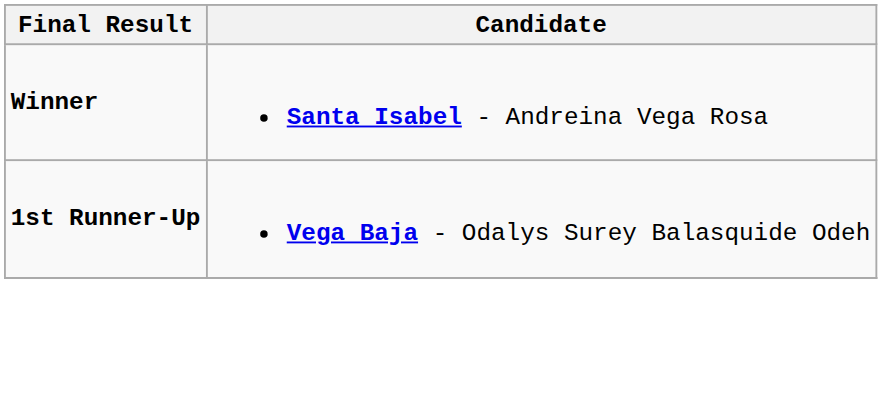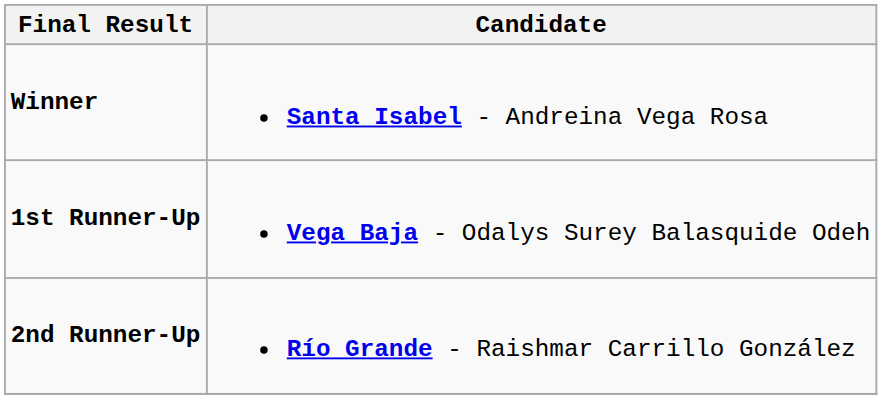+ row: (106, 335)
